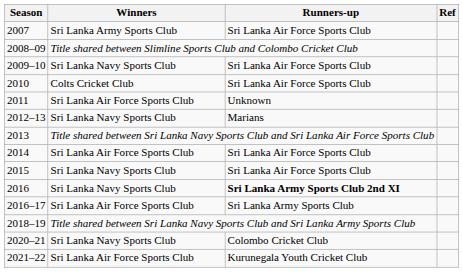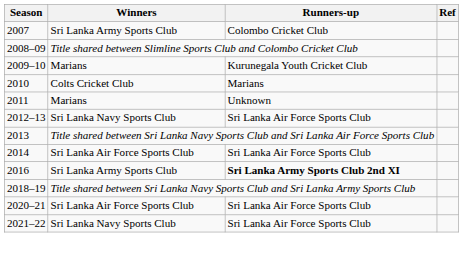(299, 30) Sri Lanka Air Force Sports Club -> (278, 30) Colombo Cricket Club
(113, 65) Sri Lanka Navy Sports Club -> (69, 65) Marians
(299, 65) Sri Lanka Air Force Sports Club -> (297, 65) Kurunegala Youth Cricket Club
(299, 83) Sri Lanka Air Force Sports Club -> (246, 83) Marians
(122, 100) Sri Lanka Air Force Sports Club -> (69, 100) Marians
(246, 118) Marians -> (299, 118) Sri Lanka Air Force Sports Club
- row: (18, 170)
(113, 188) Sri Lanka Navy Sports Club -> (114, 170) Sri Lanka Army Sports Club
- row: (26, 205)
(113, 240) Sri Lanka Navy Sports Club -> (122, 205) Sri Lanka Air Force Sports Club
(278, 240) Colombo Cricket Club -> (299, 205) Sri Lanka Air Force Sports Club
(122, 258) Sri Lanka Air Force Sports Club -> (113, 223) Sri Lanka Navy Sports Club
(297, 258) Kurunegala Youth Cricket Club -> (299, 223) Sri Lanka Air Force Sports Club
